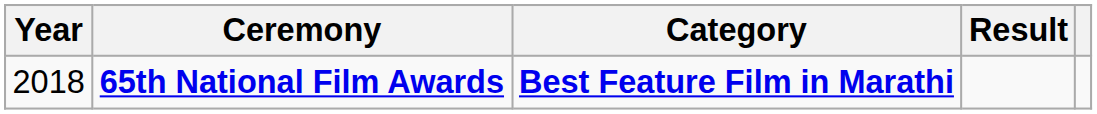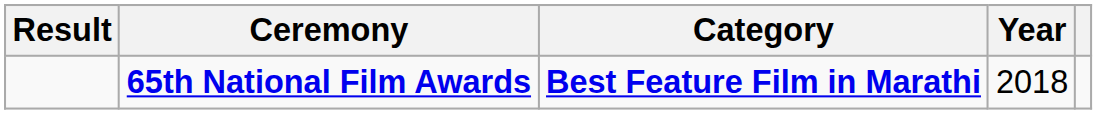columns swapped: (49, 30) <-> (1019, 30)
